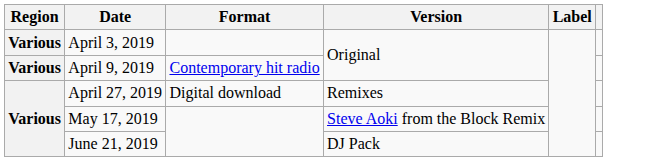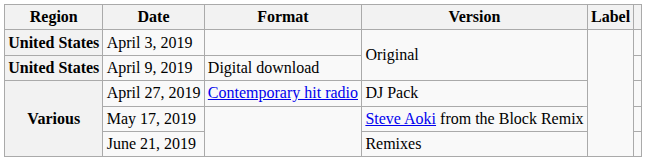(35, 42) Various -> (54, 42) United States
(35, 67) Various -> (54, 67) United States
(245, 67) Contemporary hit radio -> (264, 67) Digital download
(225, 93) Digital download -> (283, 93) Contemporary hit radio
(355, 93) Remixes -> (392, 93) DJ Pack
(353, 144) DJ Pack -> (393, 144) Remixes
